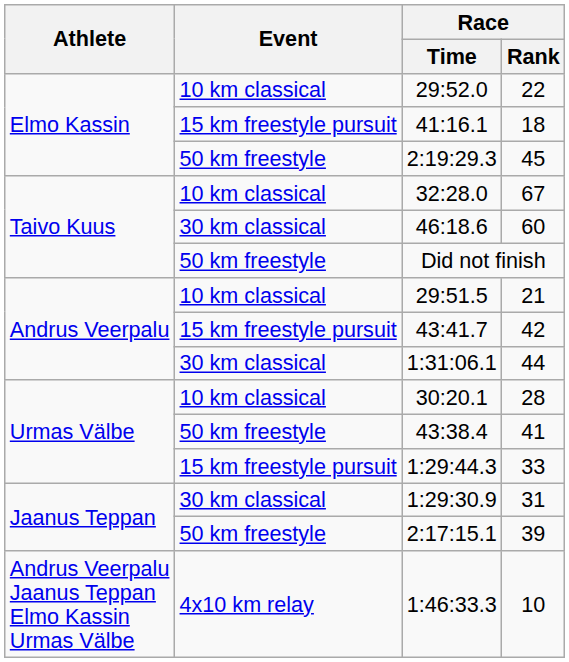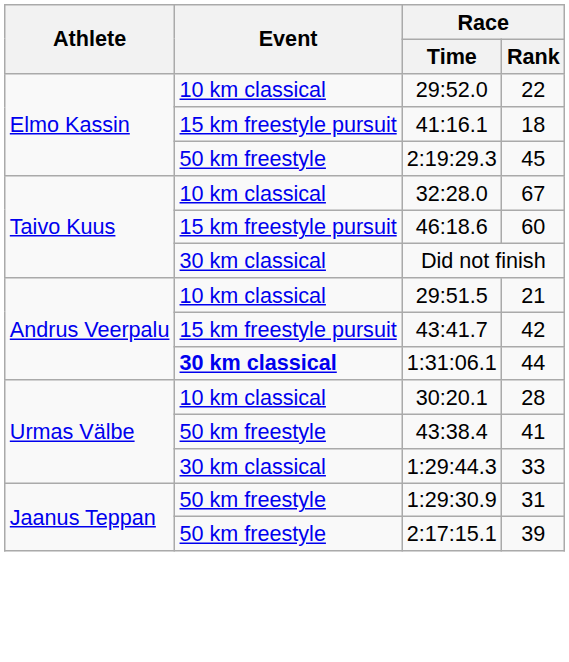(253, 227) 30 km classical -> (288, 227) 15 km freestyle pursuit
(253, 261) 50 km freestyle -> (253, 261) 30 km classical
(253, 363) normal -> (258, 363) bold
(288, 466) 15 km freestyle pursuit -> (253, 466) 30 km classical
(253, 500) 30 km classical -> (253, 500) 50 km freestyle
- row: (452, 604)
